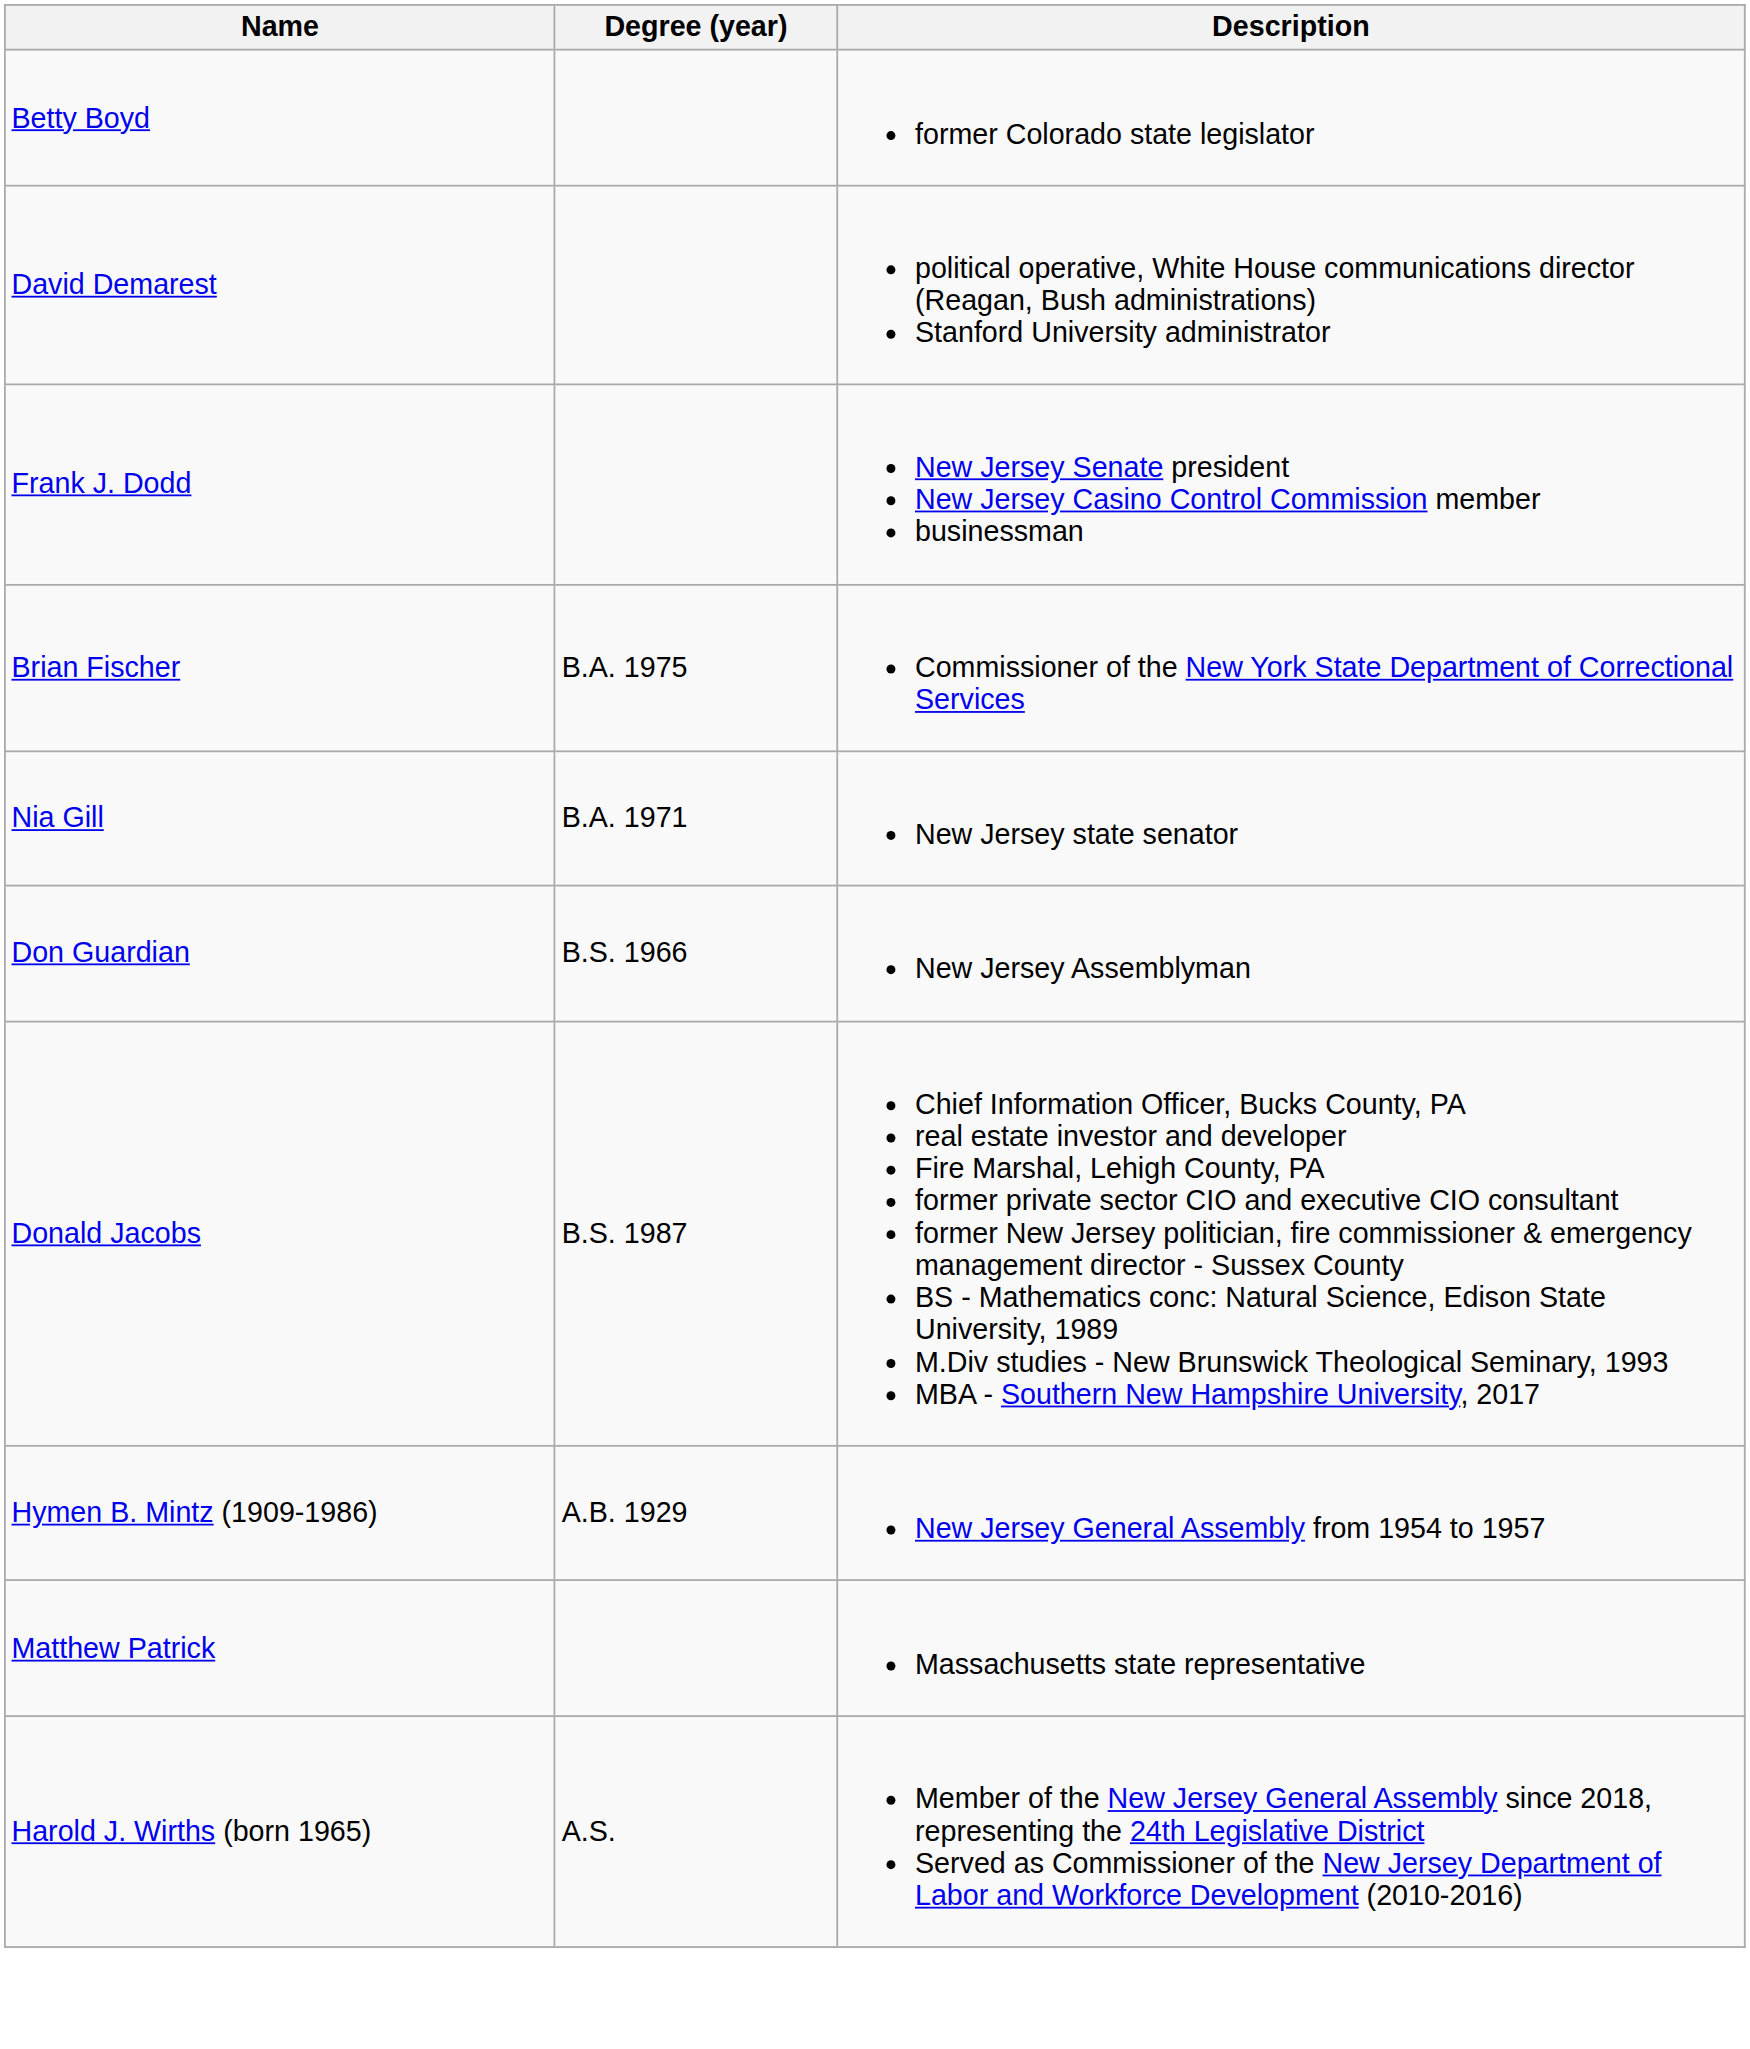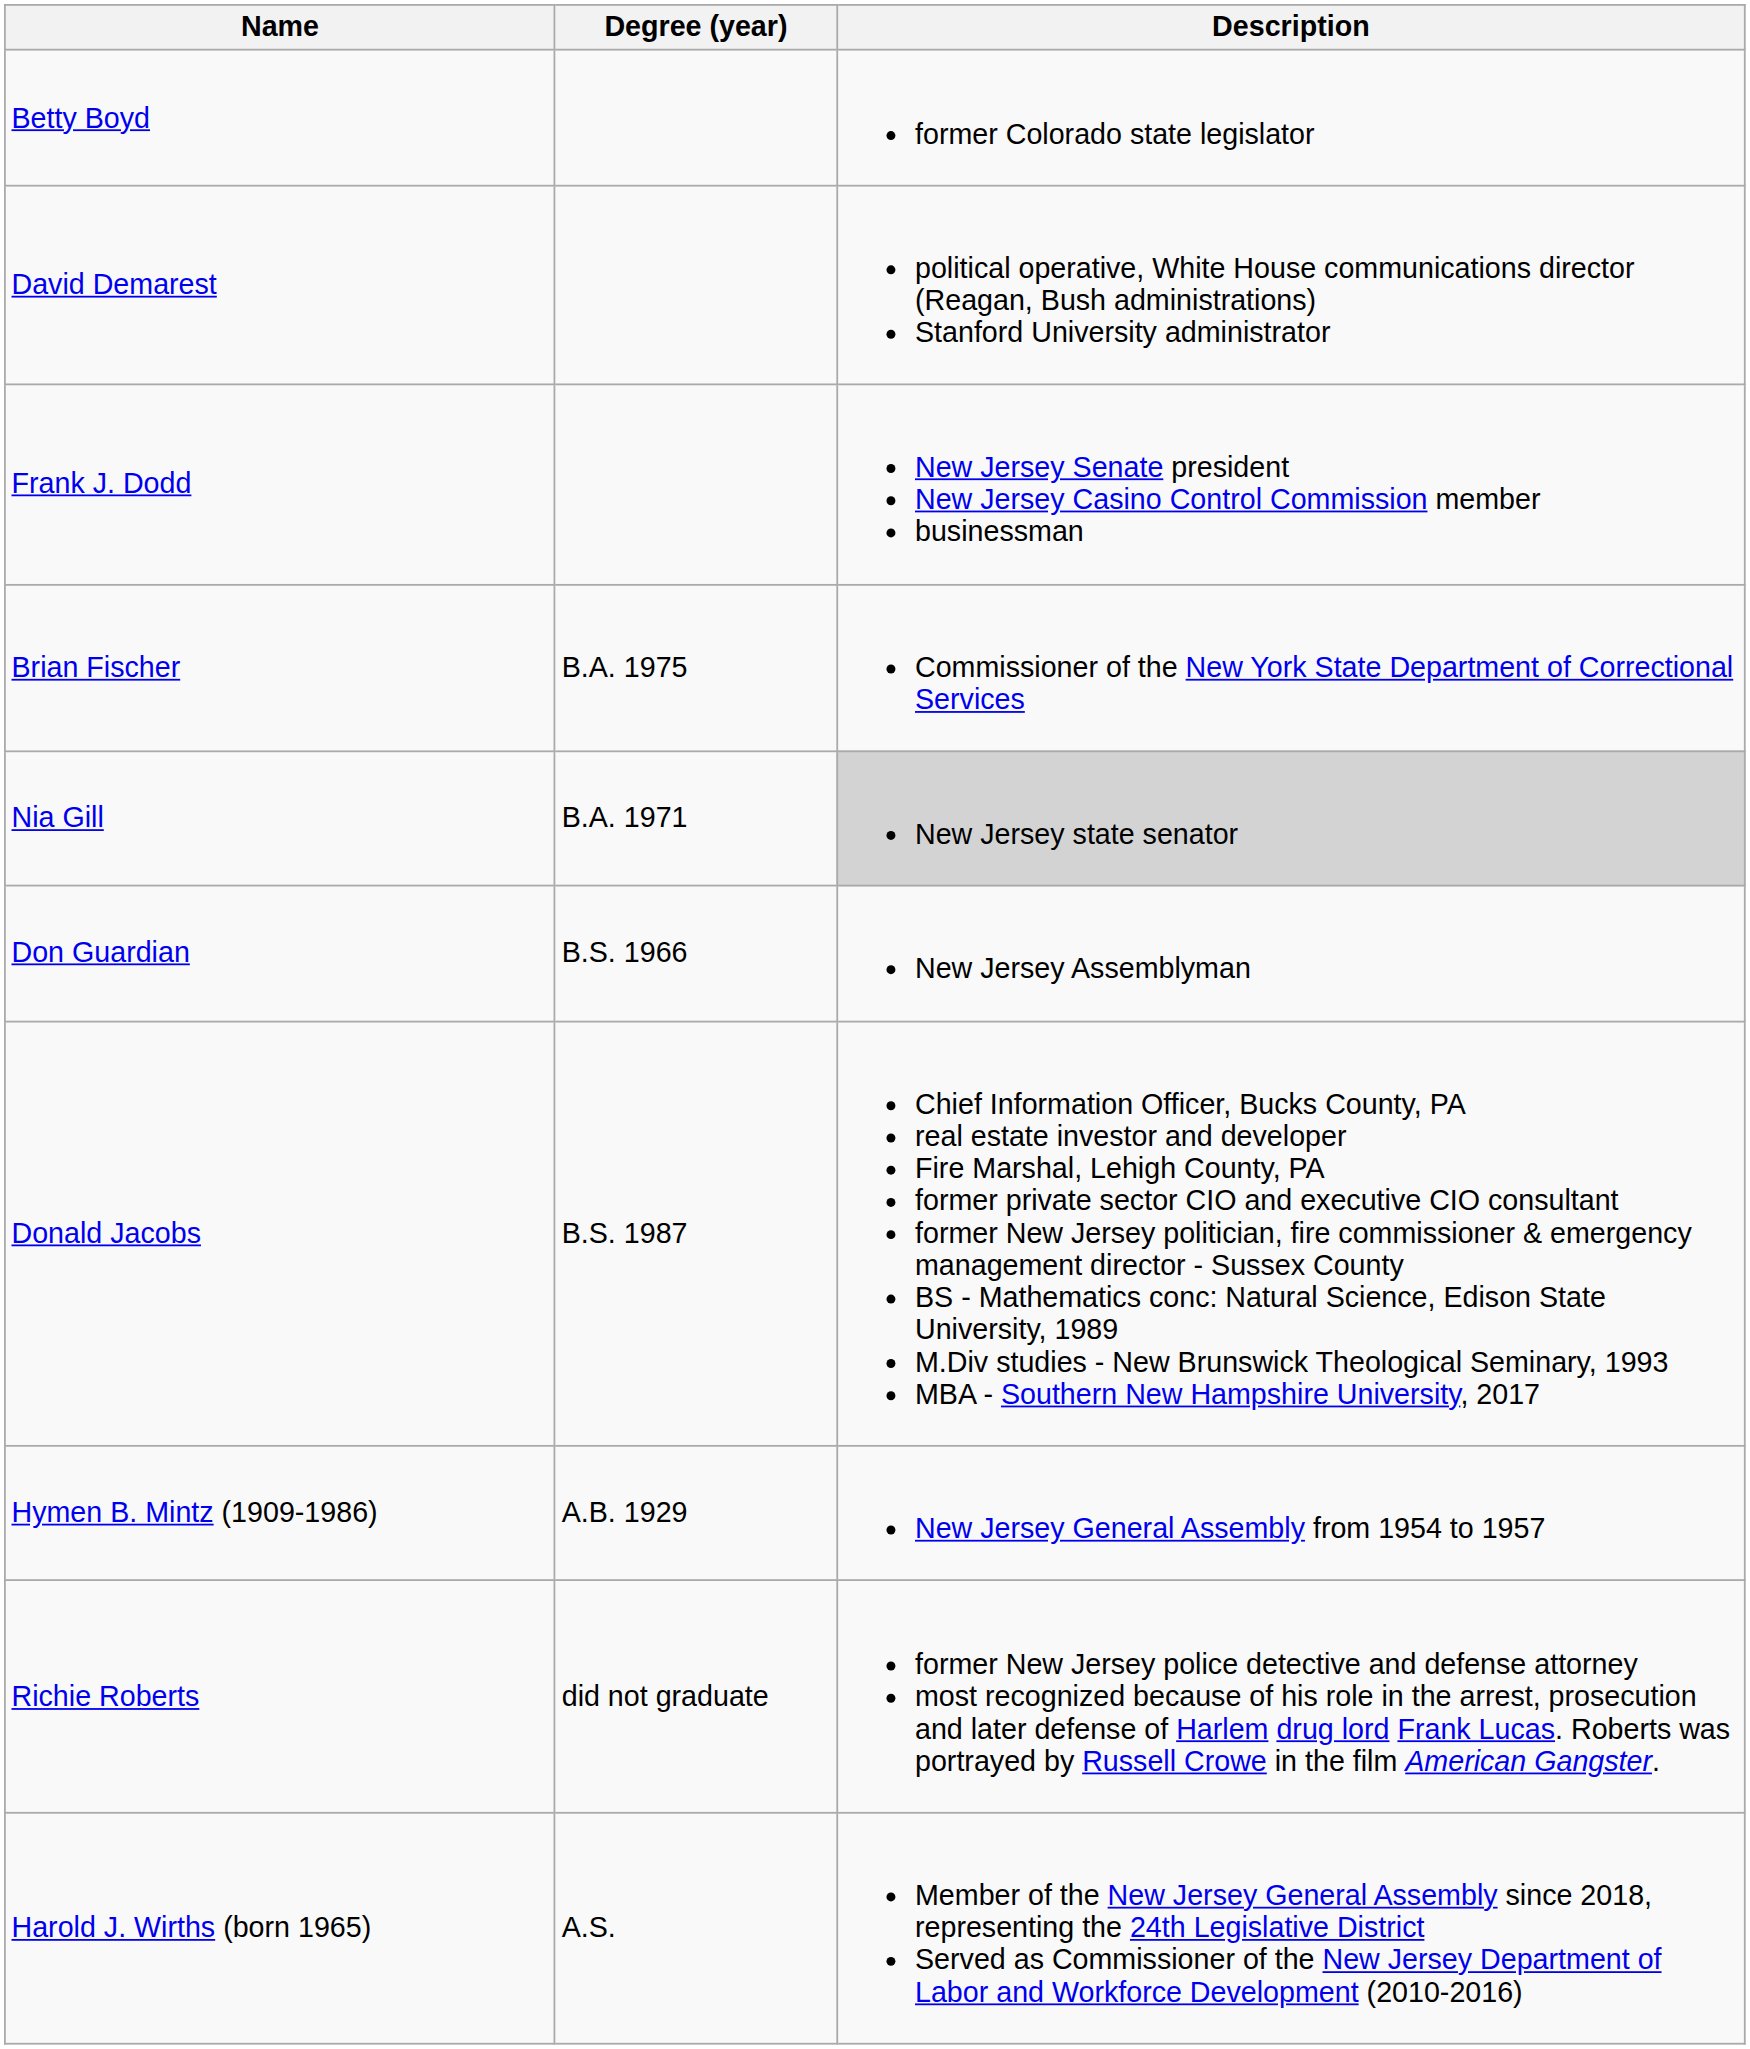(1291, 835) no background -> (1291, 835) lightgrey background
- row: (113, 1647)
+ row: (105, 1696)
